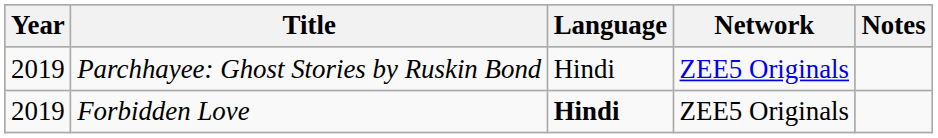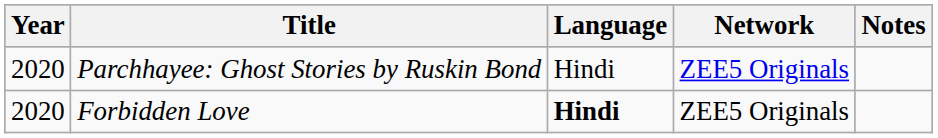(38, 68) 2019 -> (38, 68) 2020
(38, 111) 2019 -> (38, 111) 2020
